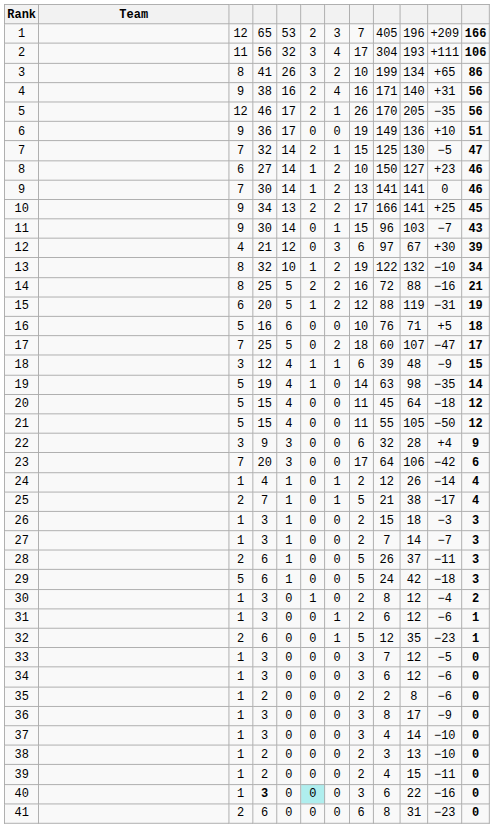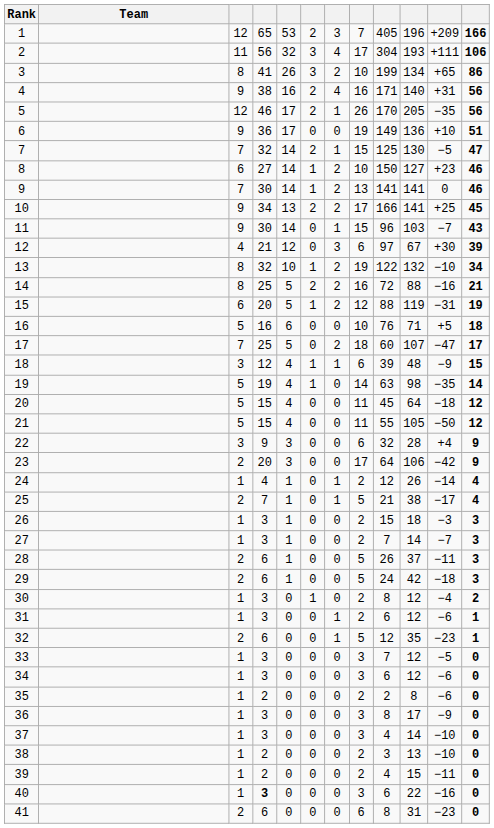(241, 463) 7 -> (241, 463) 2
(476, 463) 6 -> (476, 463) 9
(241, 579) 5 -> (241, 579) 2
(313, 794) paleturquoise background -> (313, 794) no background
